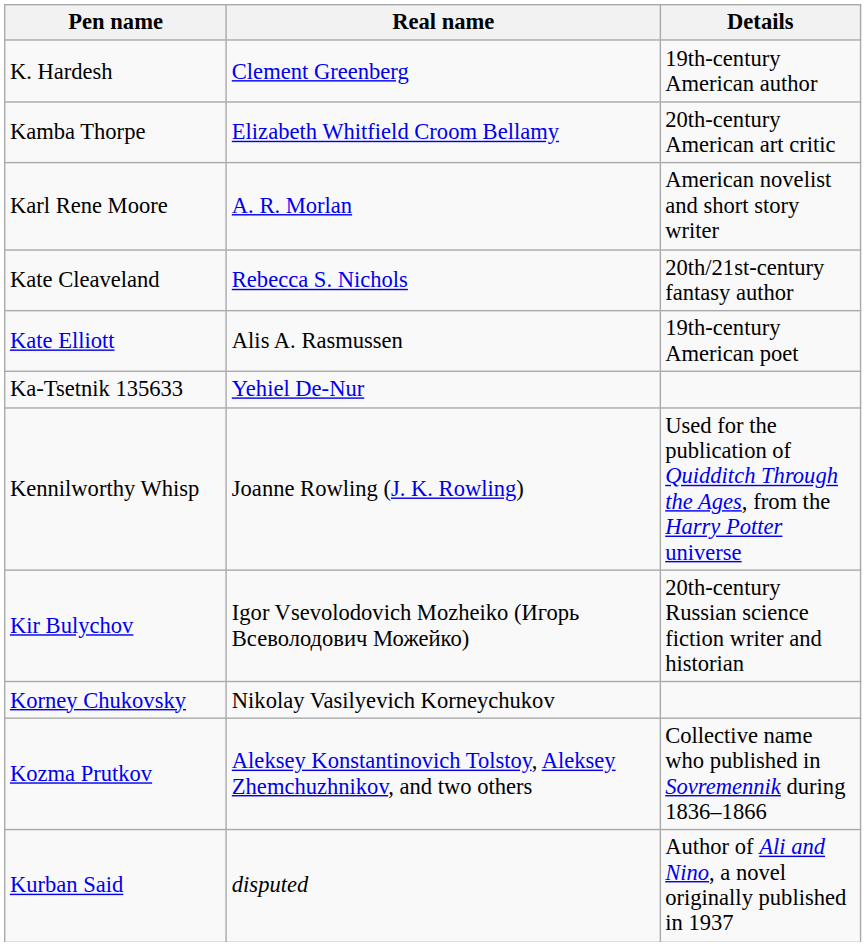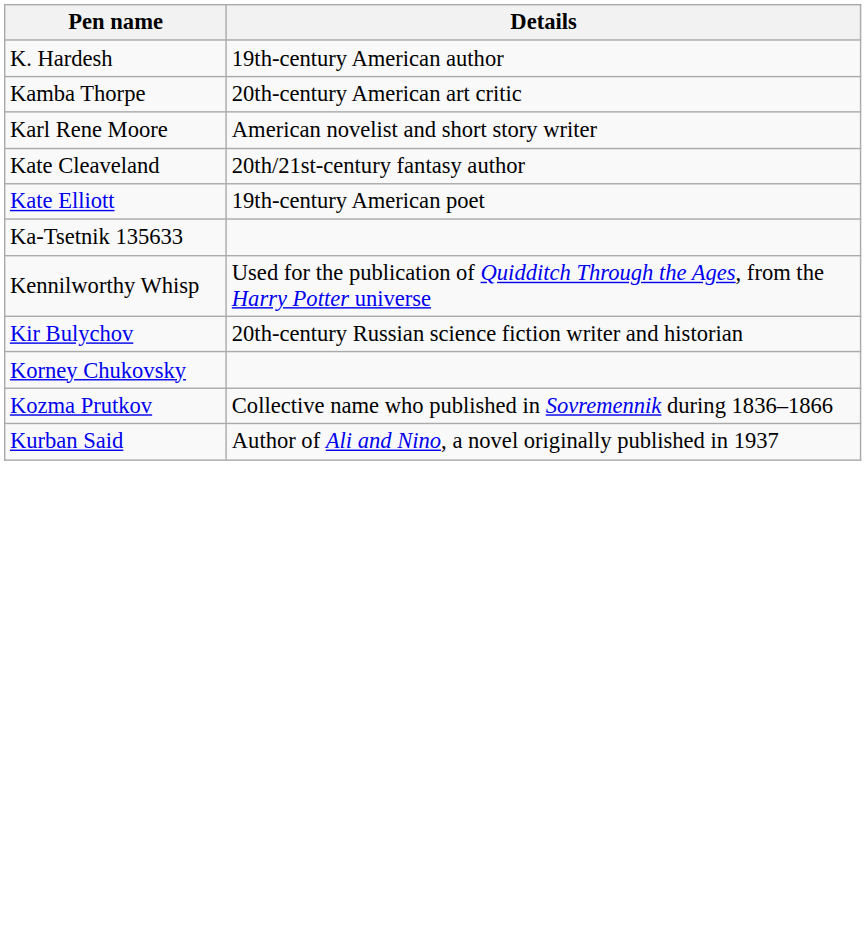- column: (443, 22)
